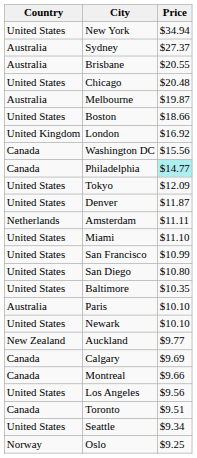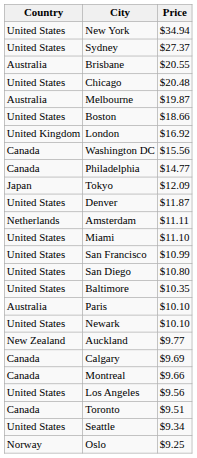(27, 47) Australia -> (36, 47) United States
(175, 168) paleturquoise background -> (175, 168) no background
(36, 185) United States -> (19, 185) Japan
